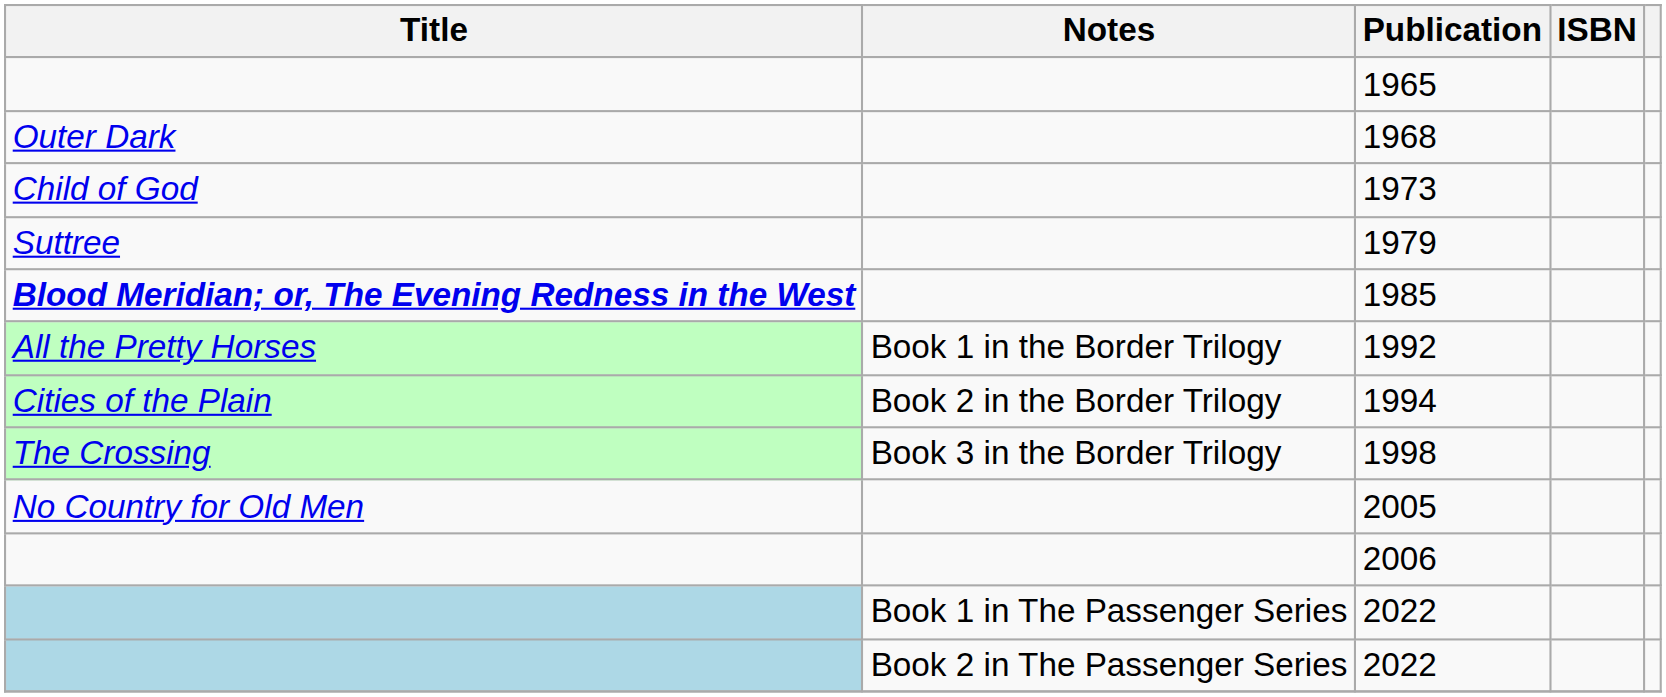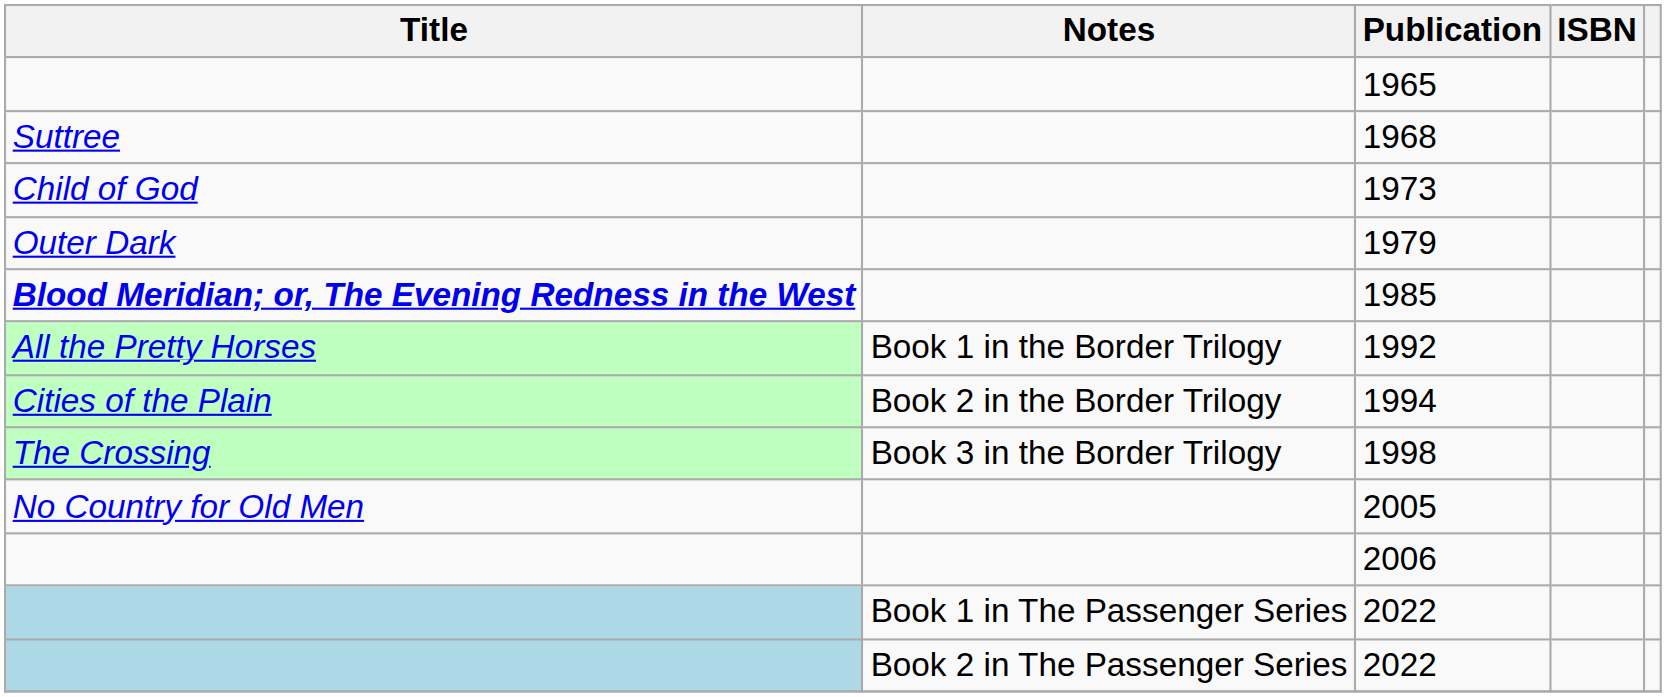(94, 136) Outer Dark -> (66, 136) Suttree
(66, 242) Suttree -> (94, 242) Outer Dark
